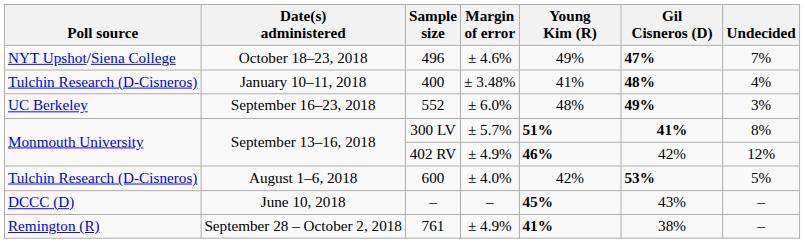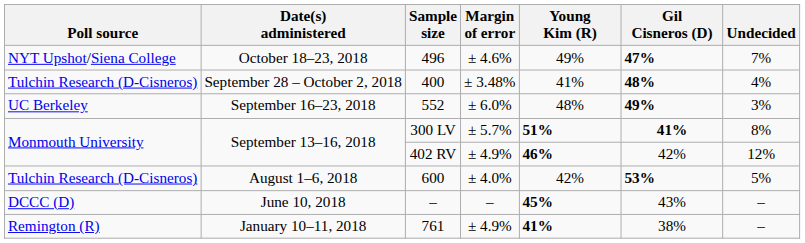(303, 81) January 10–11, 2018 -> (303, 81) September 28 – October 2, 2018
(303, 226) September 28 – October 2, 2018 -> (303, 226) January 10–11, 2018
